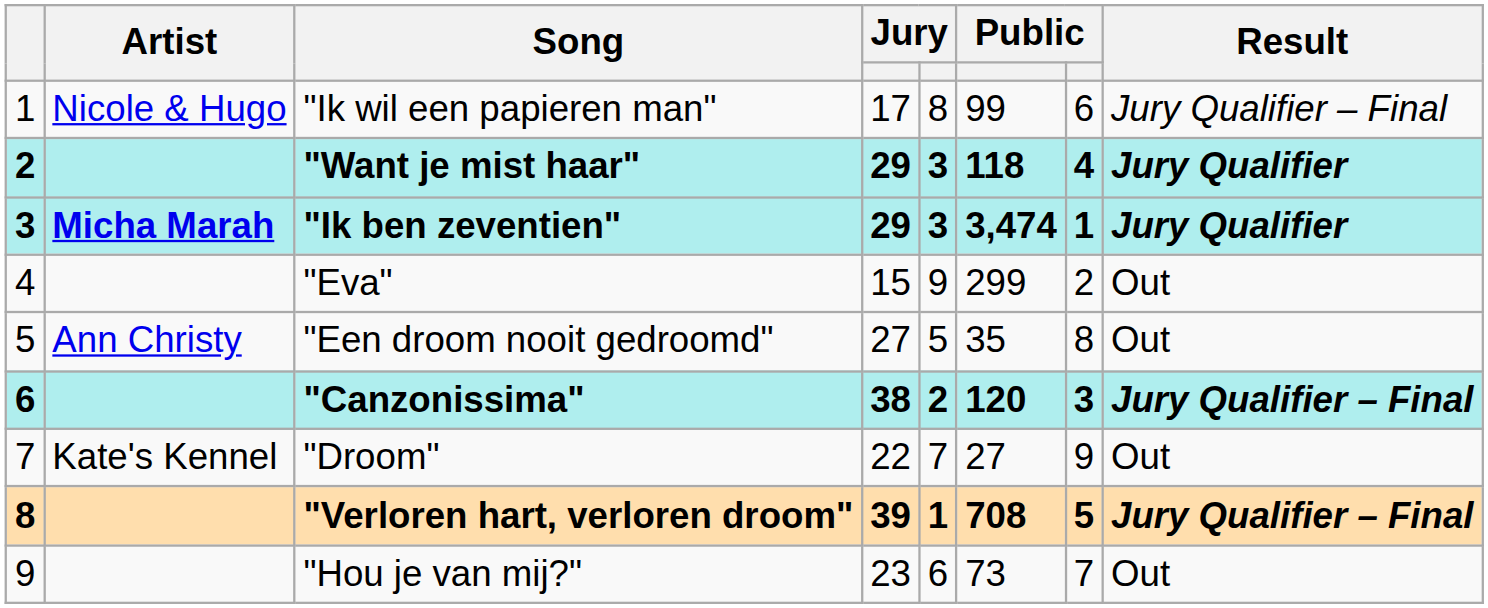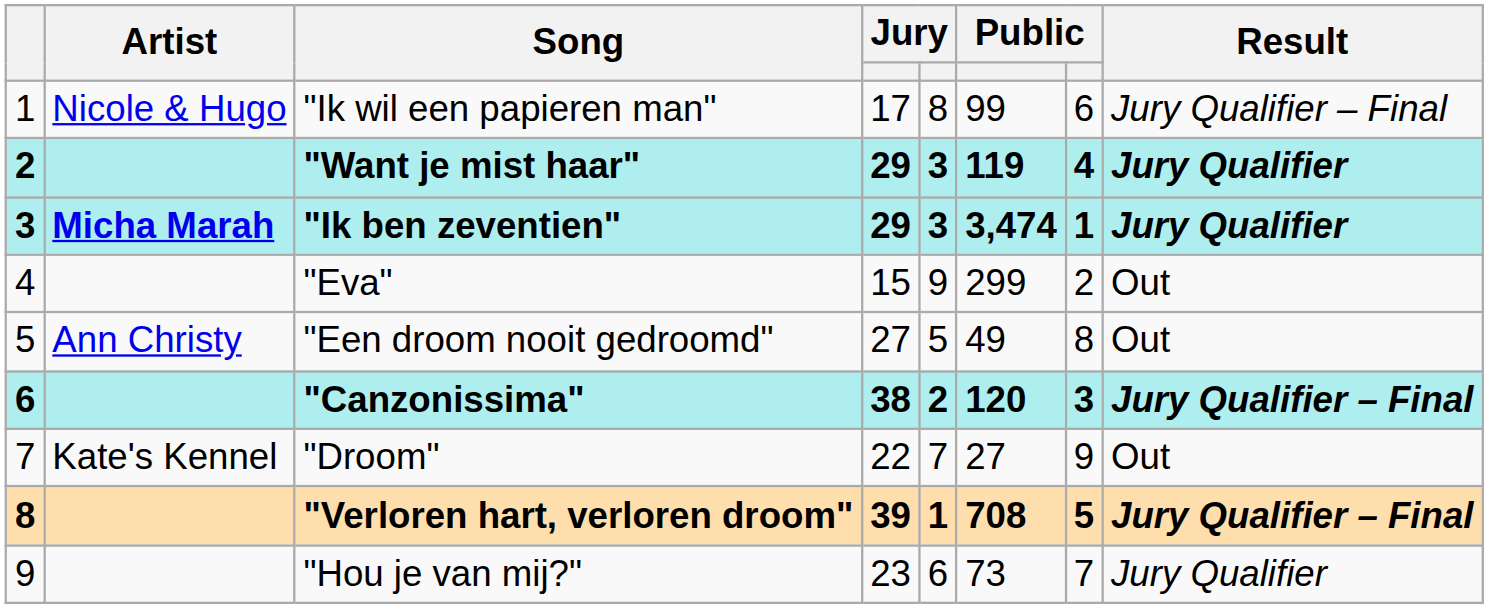(995, 166) 118 -> (995, 166) 119
(986, 340) 35 -> (986, 340) 49
(1141, 573) Out -> (1219, 573) Jury Qualifier
